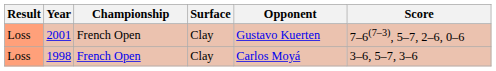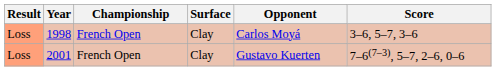rows swapped: (59, 56) <-> (59, 35)
